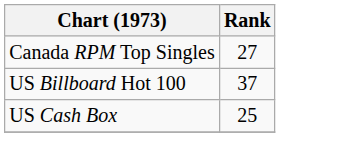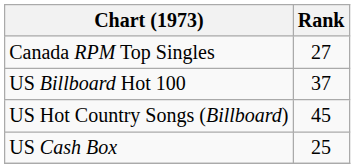+ row: (149, 115)
